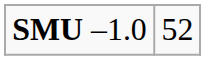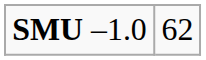(177, 29) 52 -> (177, 29) 62
